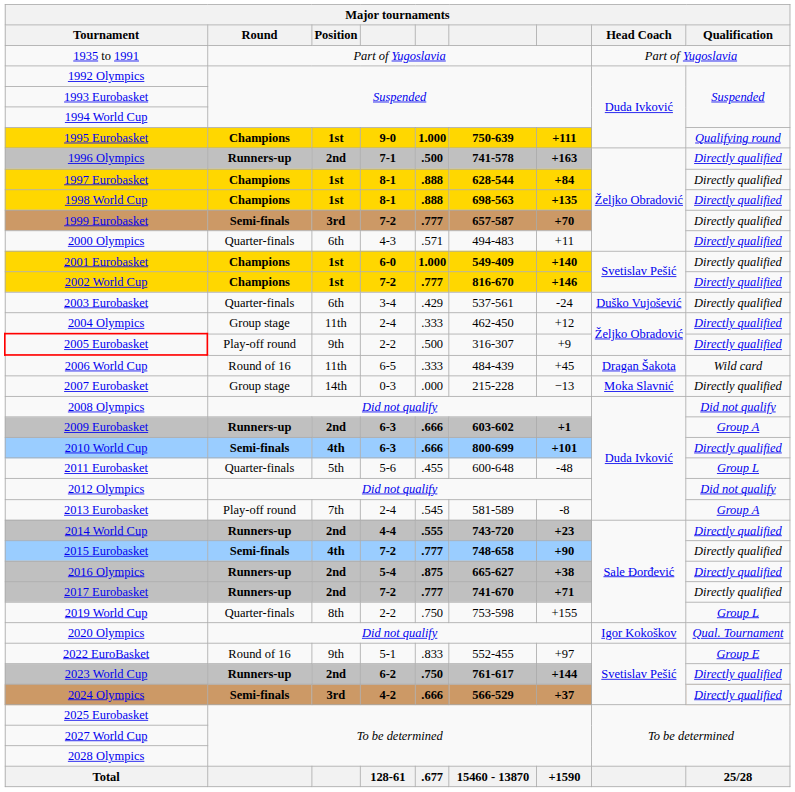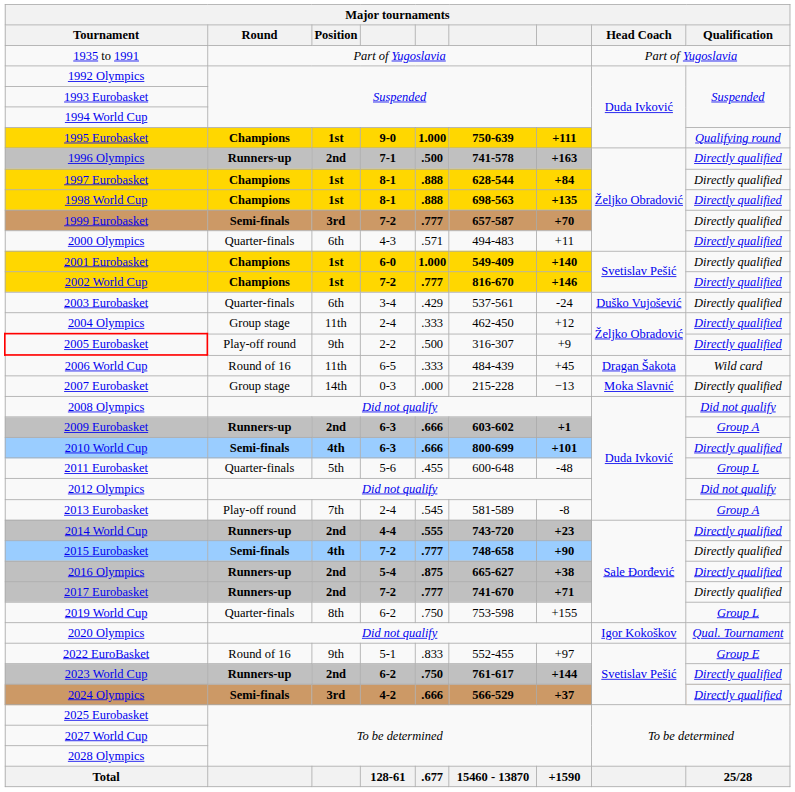(388, 612) 2-2 -> (388, 612) 6-2
